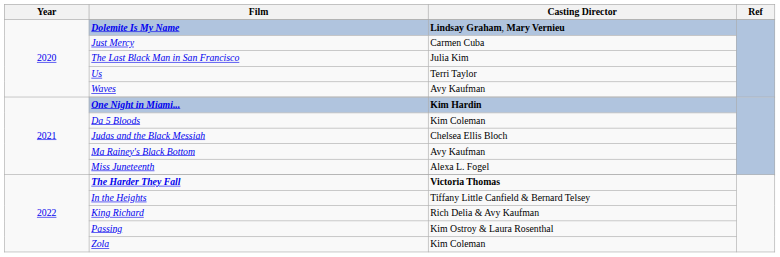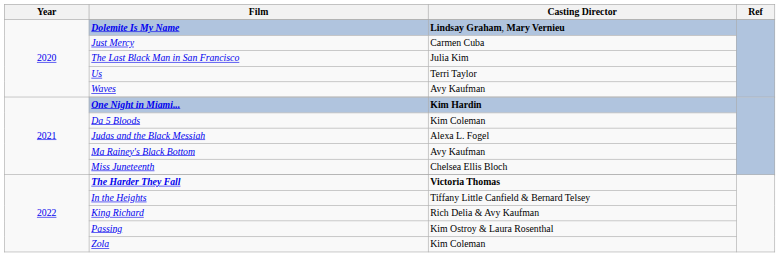(469, 136) Chelsea Ellis Bloch -> (460, 136) Alexa L. Fogel
(460, 167) Alexa L. Fogel -> (469, 167) Chelsea Ellis Bloch
